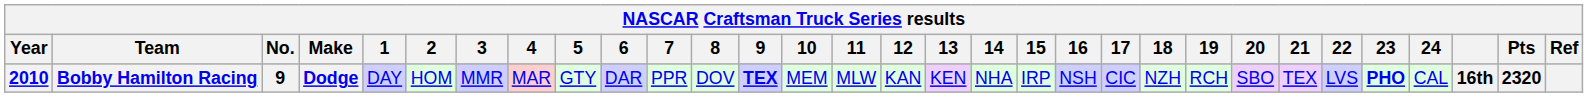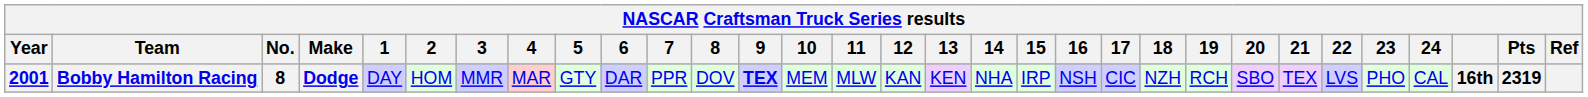(29, 78) 2010 -> (29, 78) 2001
(280, 78) 9 -> (280, 78) 8
(1386, 78) bold -> (1386, 78) normal
(1522, 78) 2320 -> (1522, 78) 2319
